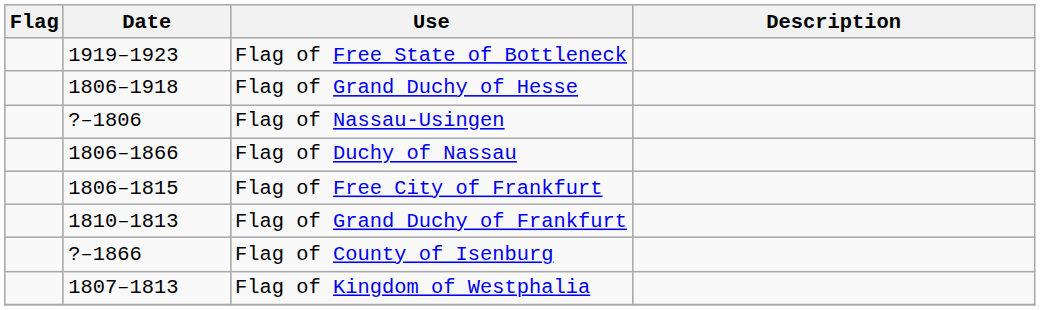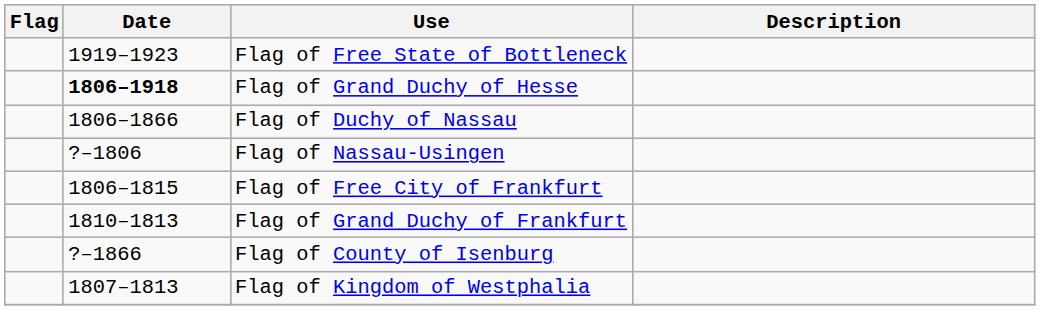(123, 88) normal -> (123, 88) bold
rows swapped: (376, 154) <-> (370, 121)
